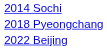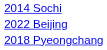rows swapped: (54, 24) <-> (36, 40)
